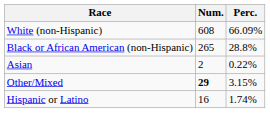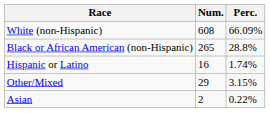rows swapped: (20, 64) <-> (48, 99)
(203, 82) bold -> (203, 82) normal
